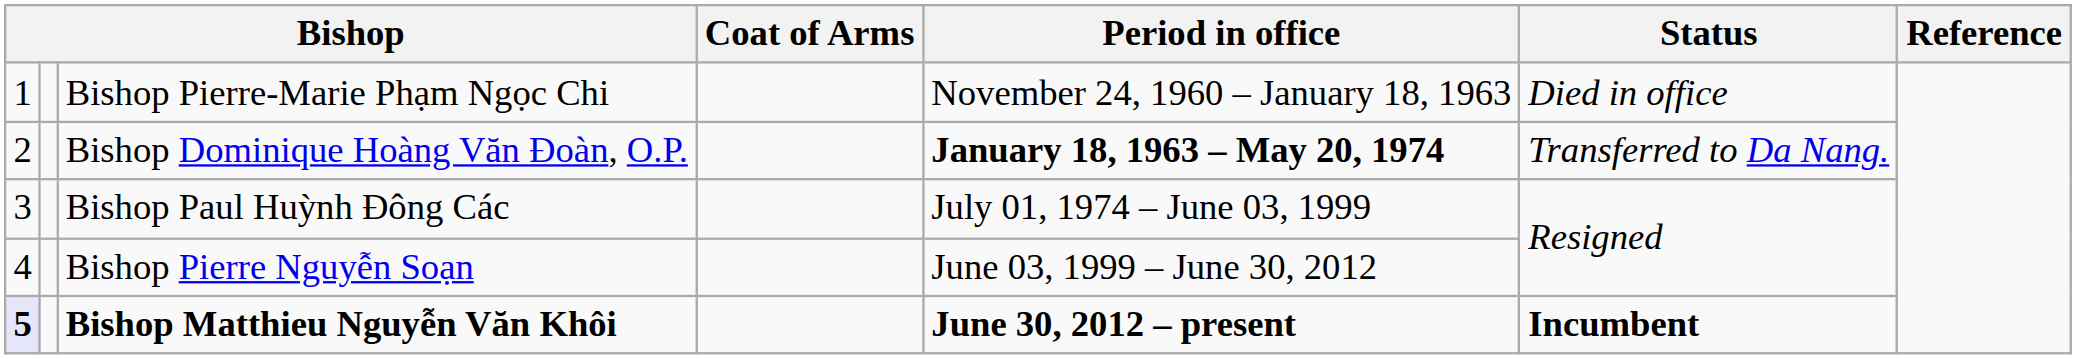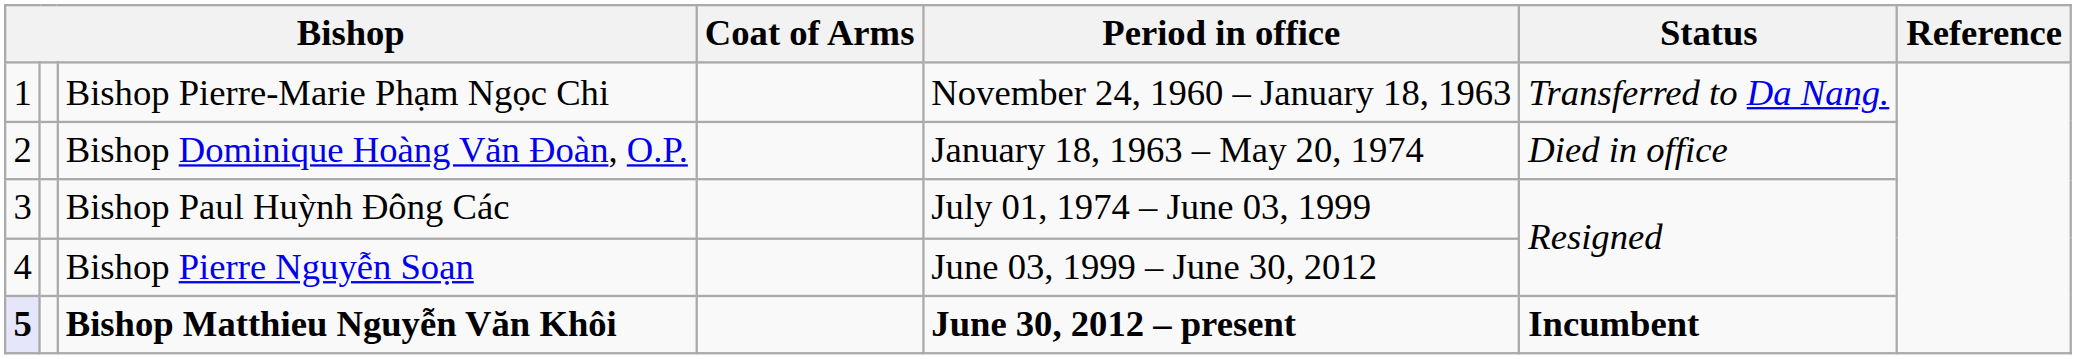(1628, 91) Died in office -> (1709, 91) Transferred to Da Nang.
(1188, 149) bold -> (1178, 149) normal
(1709, 149) Transferred to Da Nang. -> (1628, 149) Died in office
